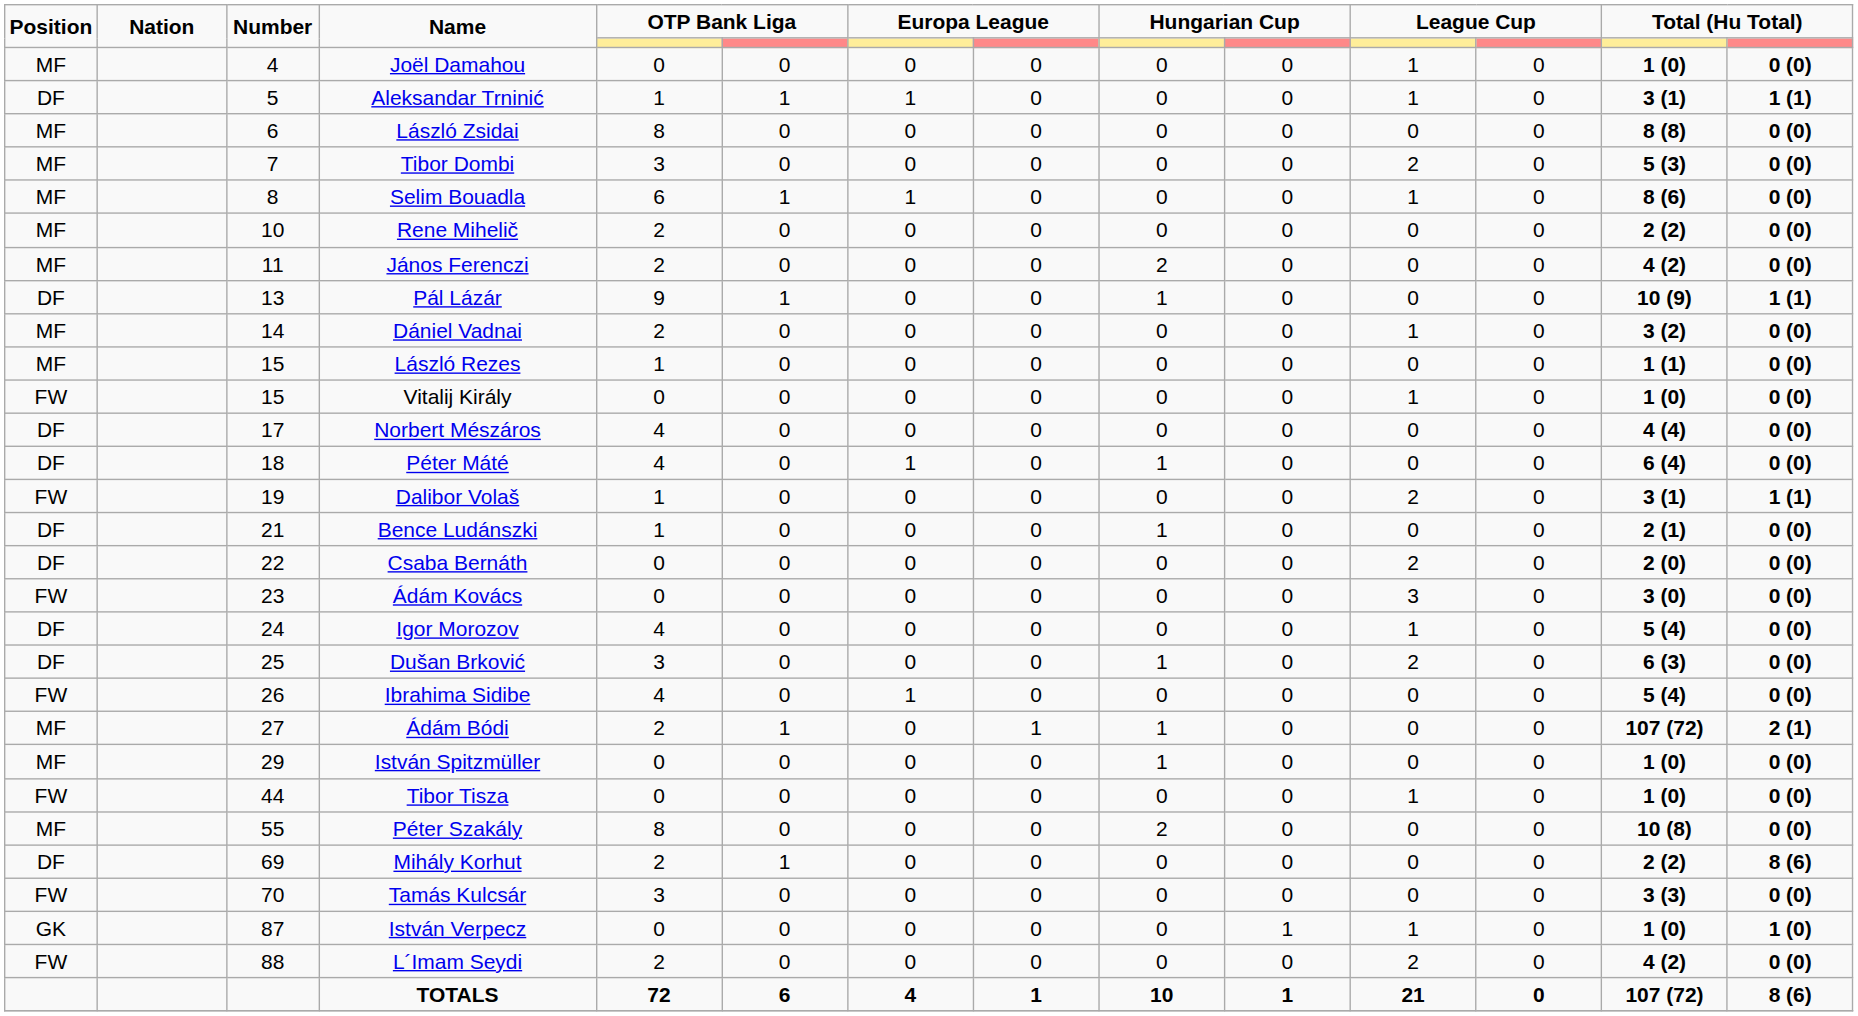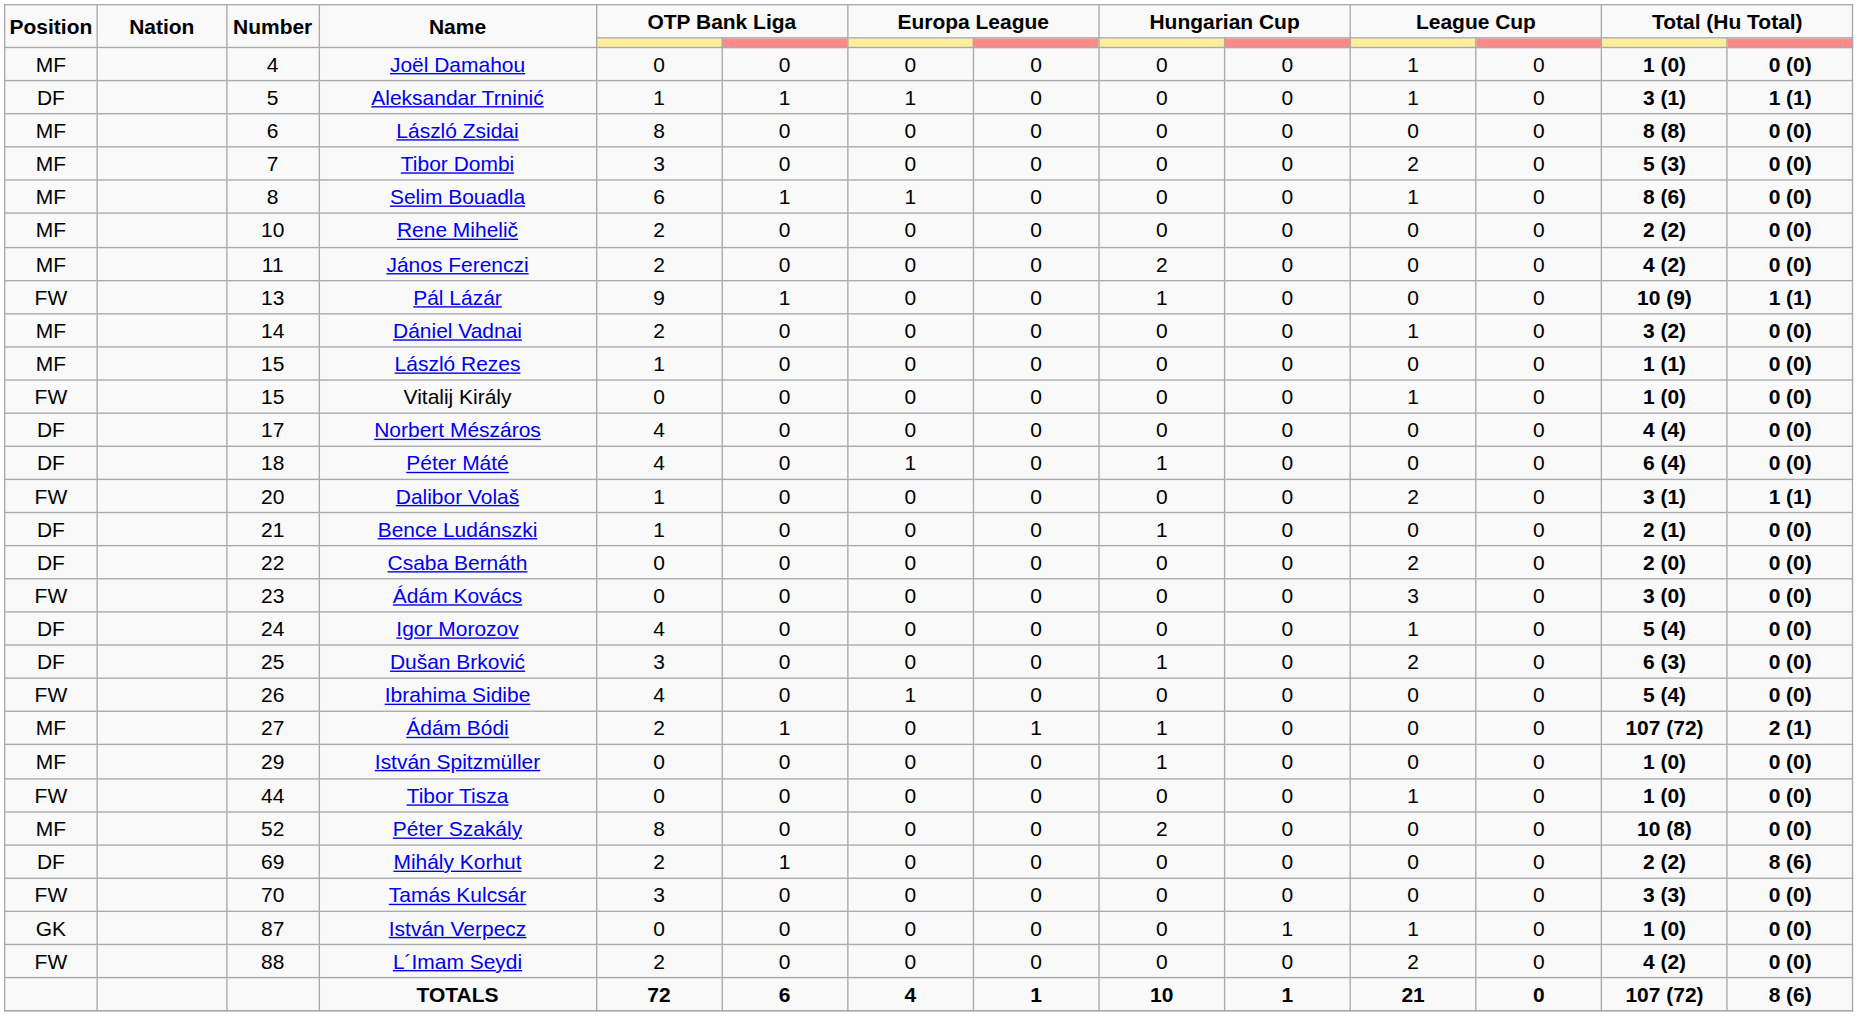(51, 297) DF -> (51, 297) FW
(273, 496) 19 -> (273, 496) 20
(273, 828) 55 -> (273, 828) 52
(1790, 928) 1 (0) -> (1790, 928) 0 (0)
